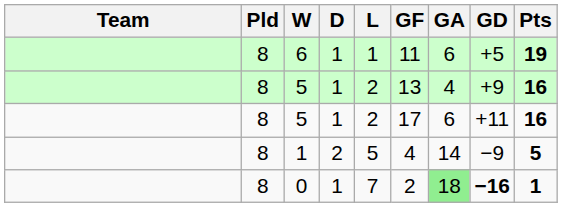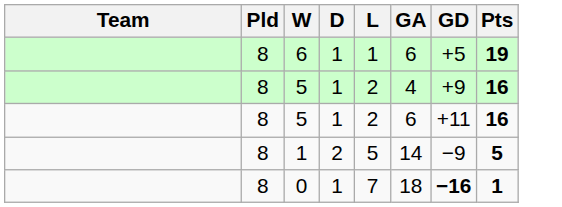- column: (410, 20)
(449, 185) lightgreen background -> (411, 185) no background
